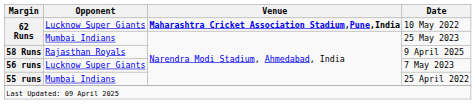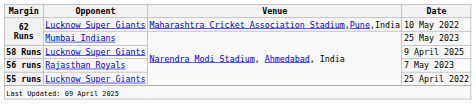(275, 25) bold -> (275, 25) normal
(85, 52) Rajasthan Royals -> (95, 52) Lucknow Super Giants
(95, 65) Lucknow Super Giants -> (85, 65) Rajasthan Royals
(80, 79) Mumbai Indians -> (95, 79) Lucknow Super Giants
